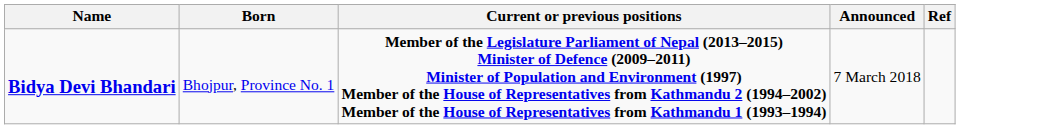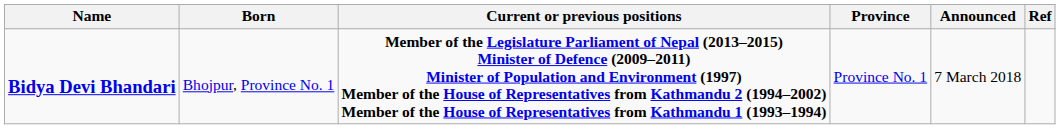+ column: (880, 16)
